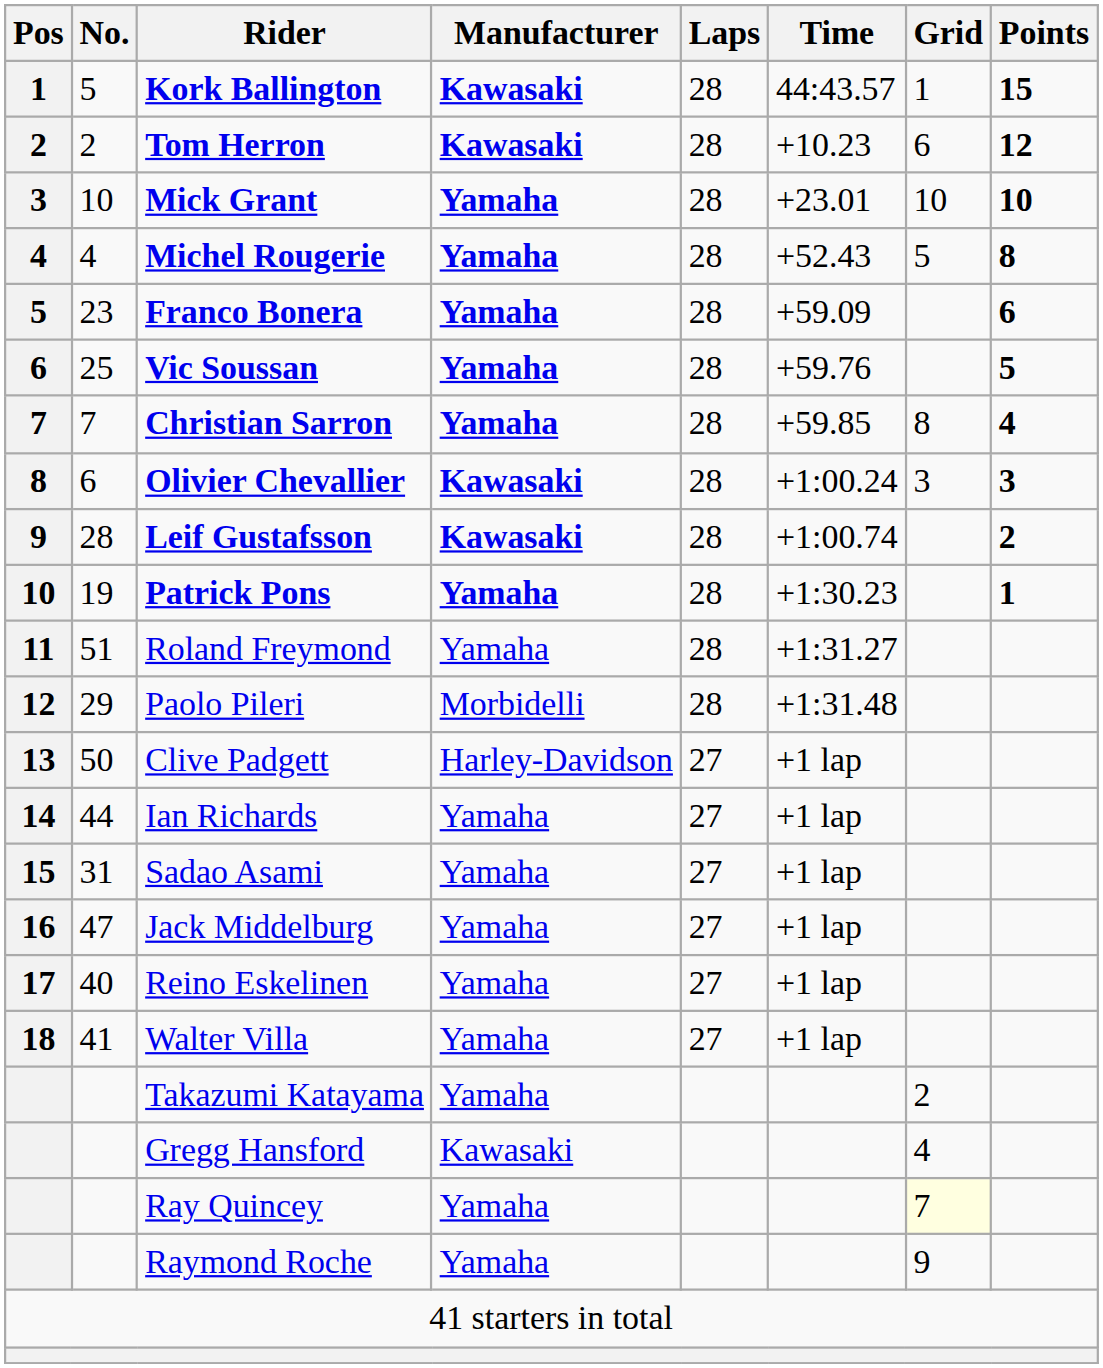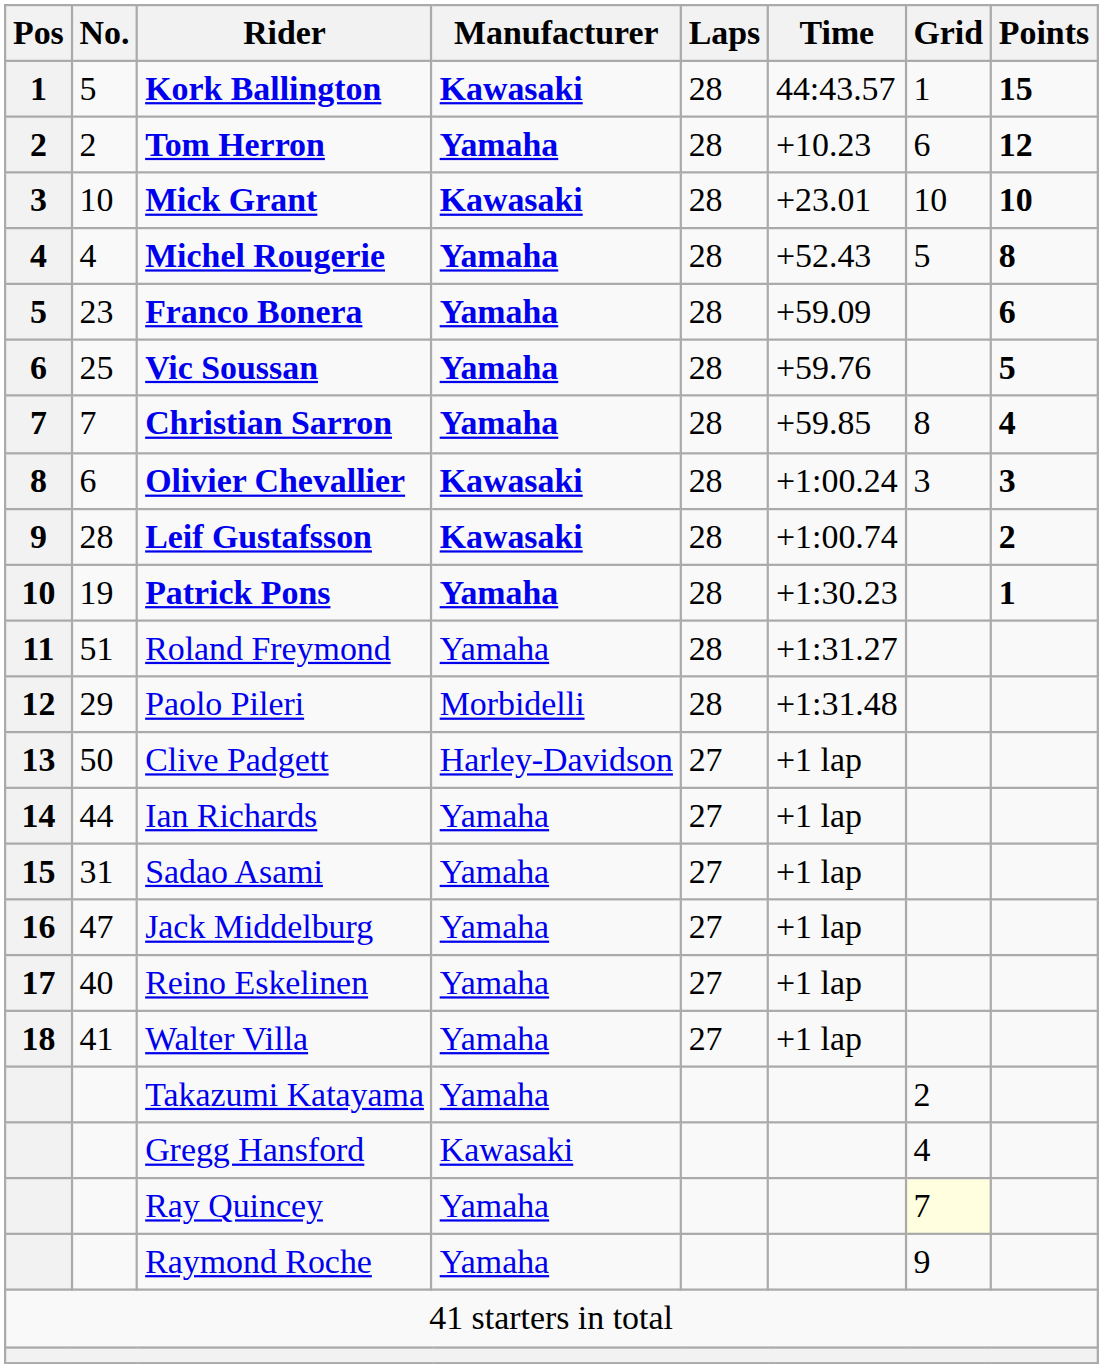(511, 144) Kawasaki -> (499, 144) Yamaha
(499, 200) Yamaha -> (511, 200) Kawasaki
